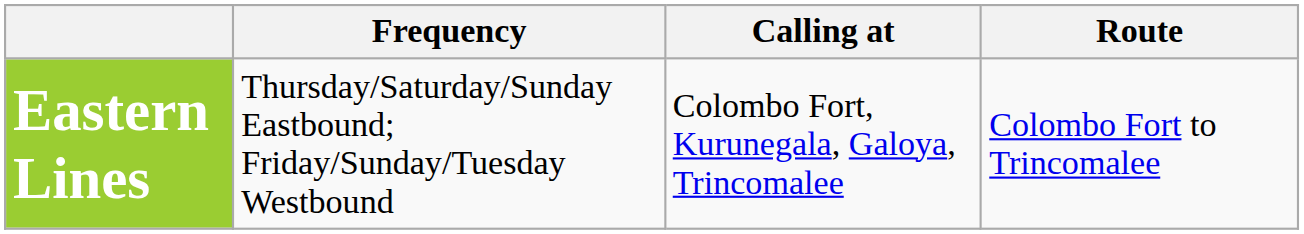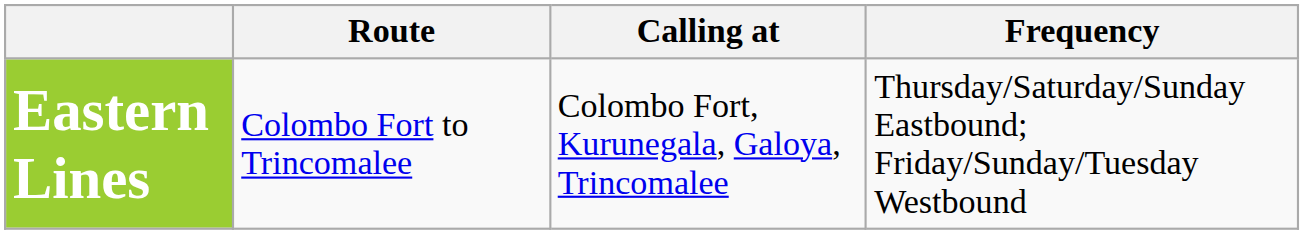columns swapped: (1140, 31) <-> (449, 31)
